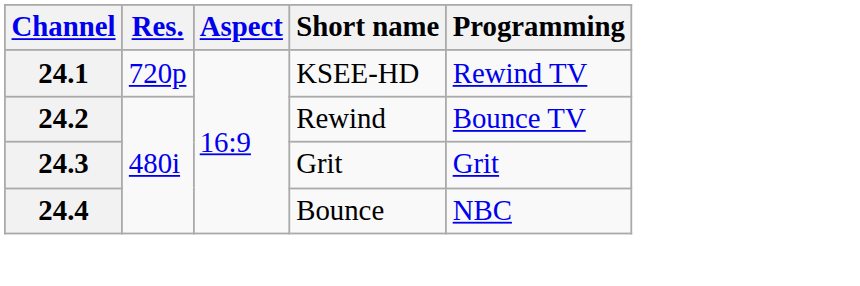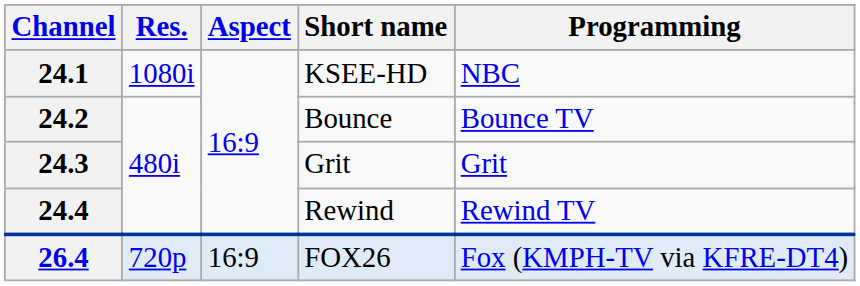(158, 73) 720p -> (162, 73) 1080i
(520, 73) Rewind TV -> (490, 73) NBC
(341, 118) Rewind -> (348, 118) Bounce
(340, 210) Bounce -> (349, 210) Rewind
(482, 210) NBC -> (528, 210) Rewind TV
+ row: (64, 257)
